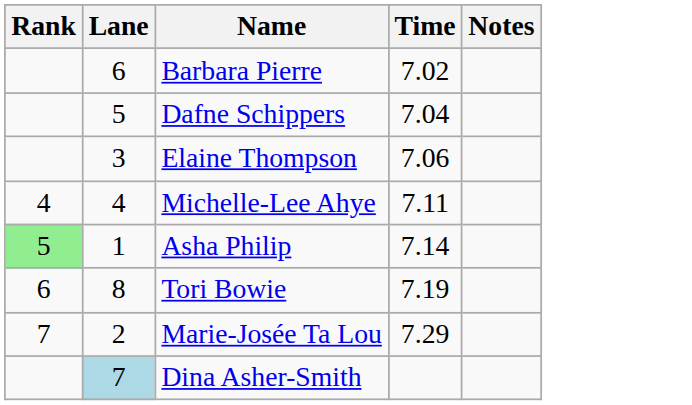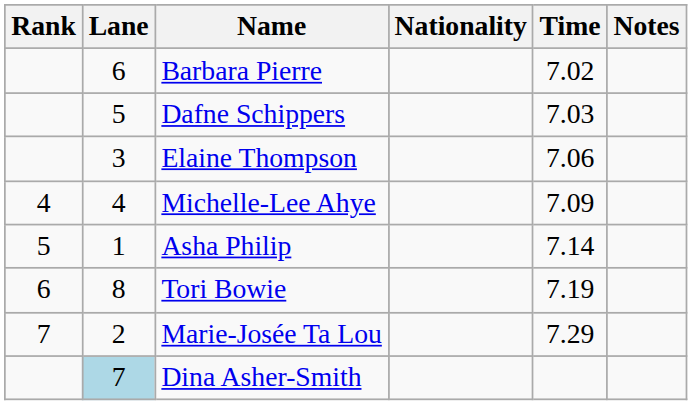+ column: (461, 26)
(425, 114) 7.04 -> (570, 114) 7.03
(425, 202) 7.11 -> (570, 202) 7.09
(44, 245) lightgreen background -> (44, 245) no background
